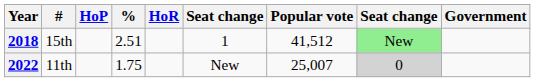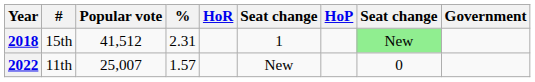columns swapped: (312, 16) <-> (94, 16)
(128, 40) 2.51 -> (183, 40) 2.31
(128, 64) 1.75 -> (183, 64) 1.57
(399, 64) lightgrey background -> (399, 64) no background
